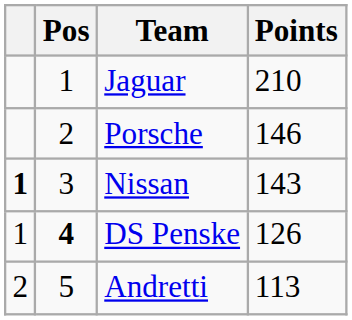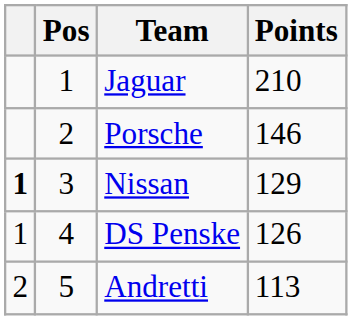(278, 183) 143 -> (278, 183) 129
(66, 235) bold -> (66, 235) normal
